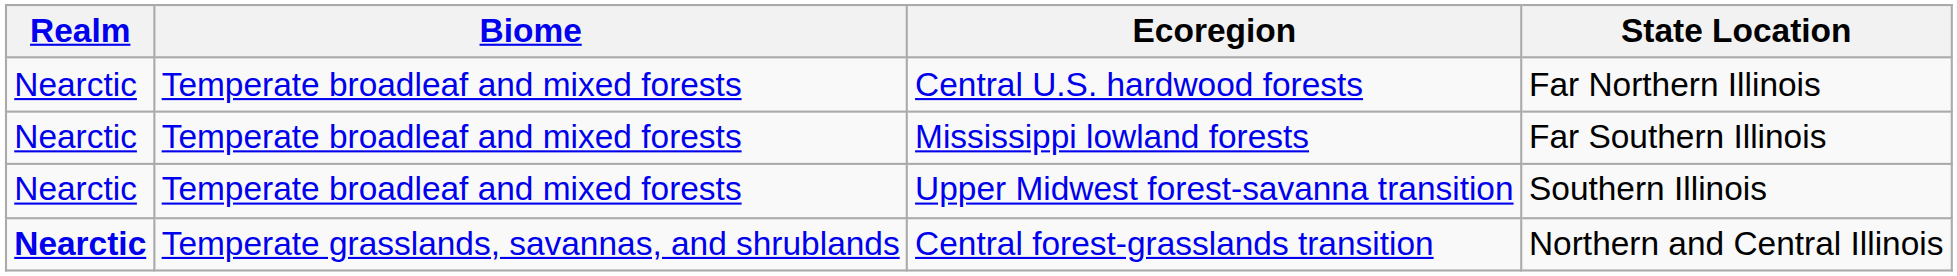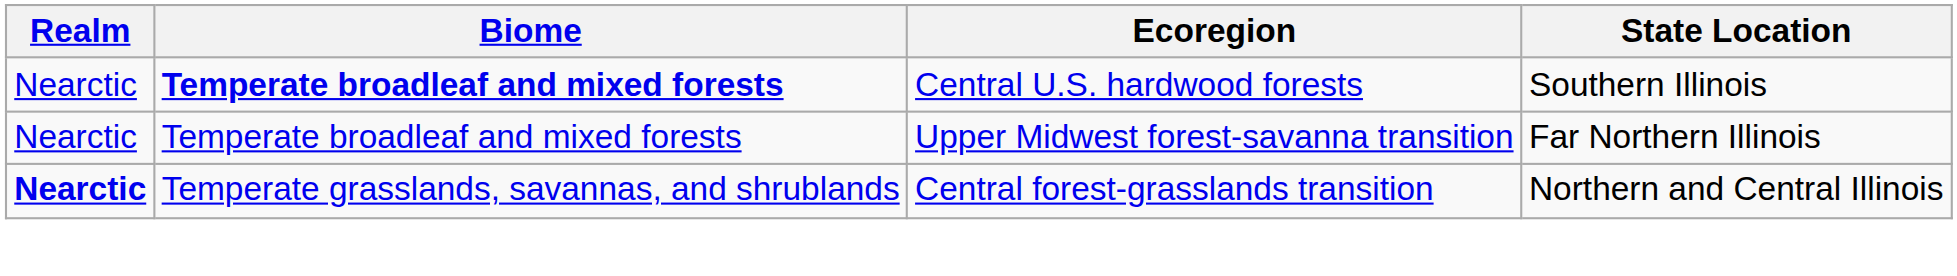(452, 84) normal -> (473, 84) bold
(1675, 84) Far Northern Illinois -> (1648, 84) Southern Illinois
- row: (1112, 137)
(1648, 190) Southern Illinois -> (1675, 137) Far Northern Illinois
